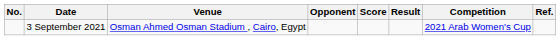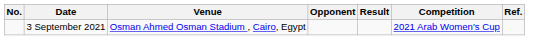- column: (373, 12)
